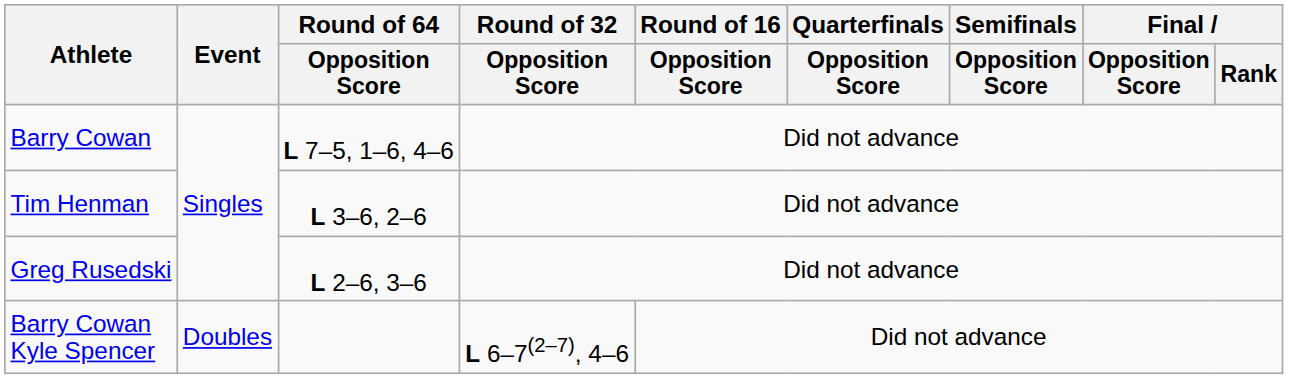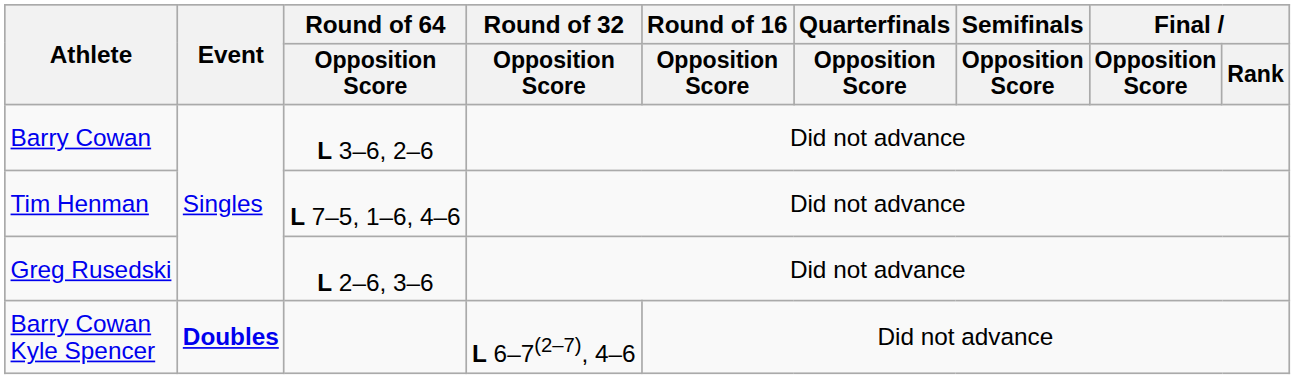(369, 152) L 7–5, 1–6, 4–6 -> (375, 152) L 3–6, 2–6
(369, 217) L 3–6, 2–6 -> (375, 217) L 7–5, 1–6, 4–6
(227, 338) normal -> (231, 338) bold
